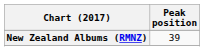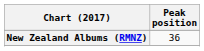(174, 38) 39 -> (174, 38) 36
